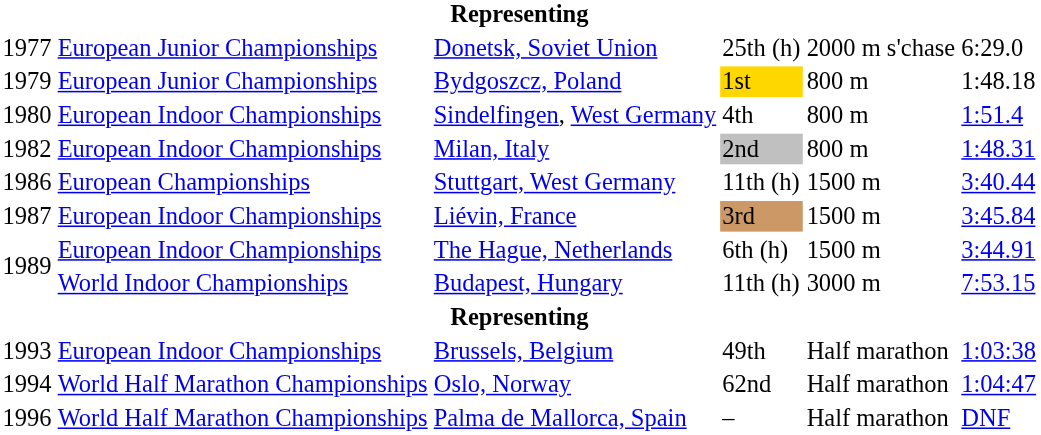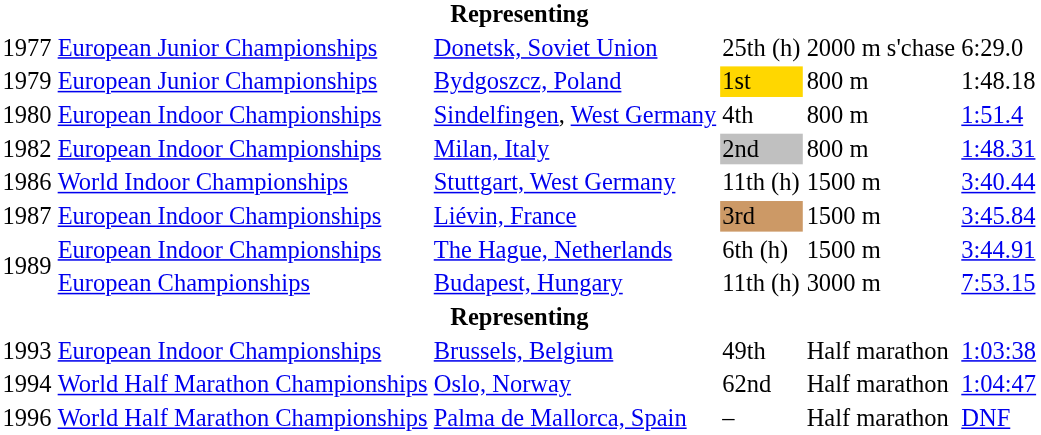(184, 182) European Championships -> (203, 182) World Indoor Championships
(203, 283) World Indoor Championships -> (184, 283) European Championships
